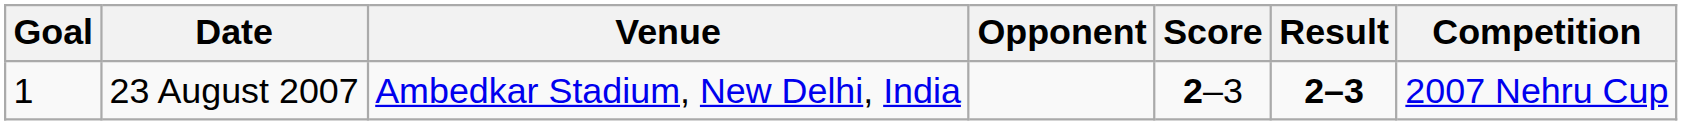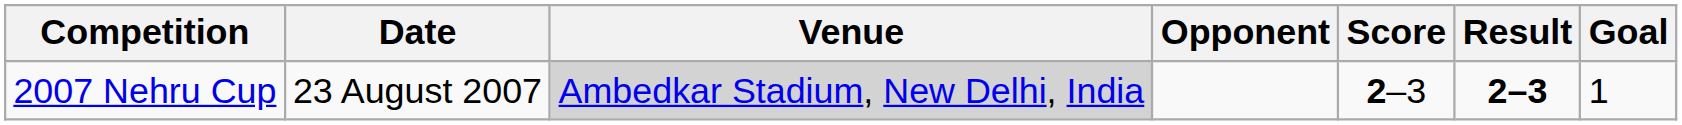columns swapped: (53, 32) <-> (1537, 32)
(668, 89) no background -> (851, 89) lightgrey background
